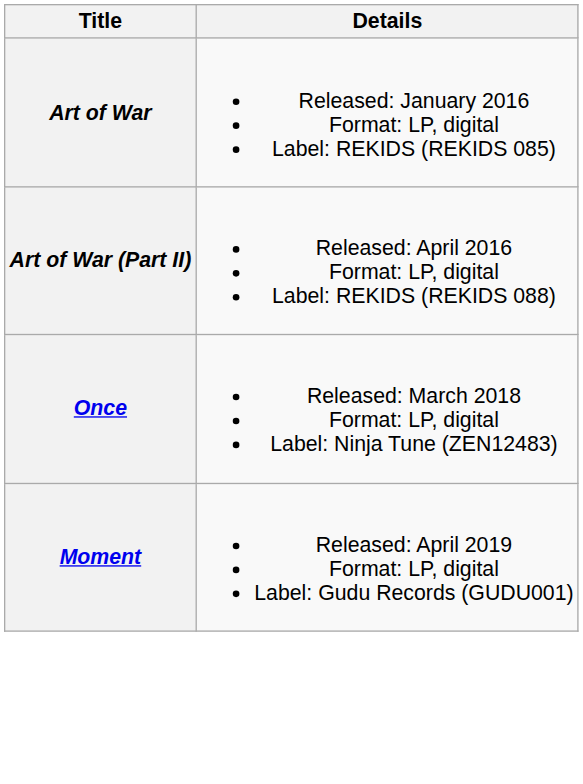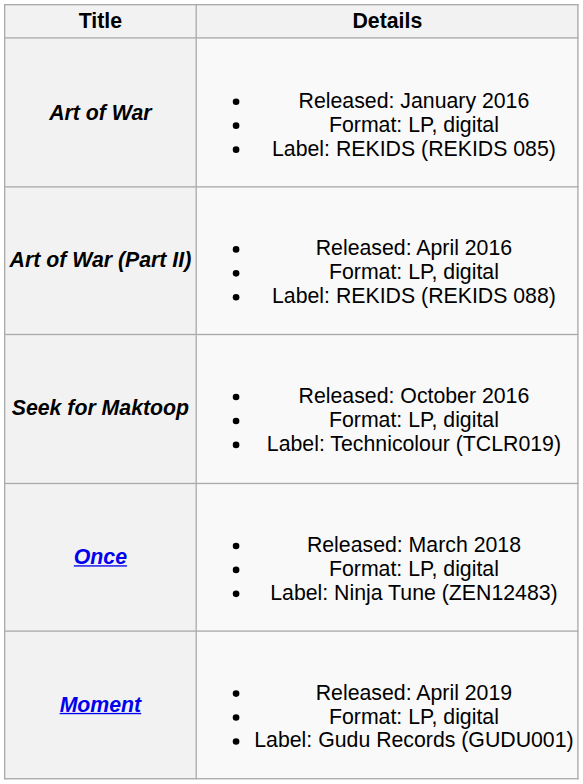+ row: (100, 408)
